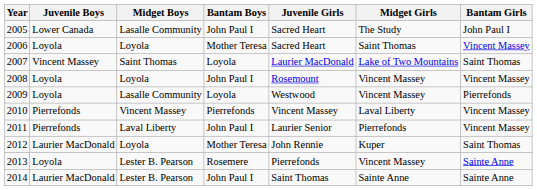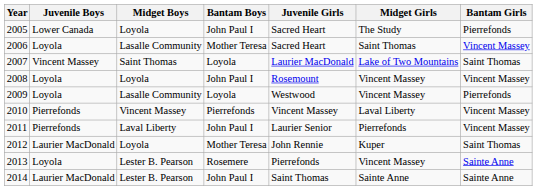(161, 29) Lasalle Community -> (134, 29) Loyola
(487, 29) John Paul I -> (487, 29) Pierrefonds
(134, 45) Loyola -> (161, 45) Lasalle Community
